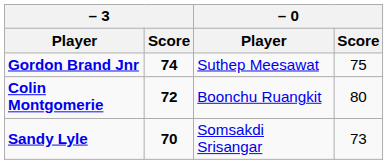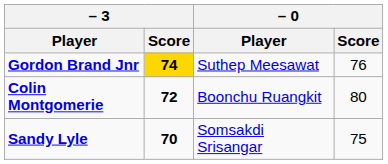(169, 64) no background -> (169, 64) gold background
(358, 64) 75 -> (358, 64) 76
(358, 138) 73 -> (358, 138) 75
